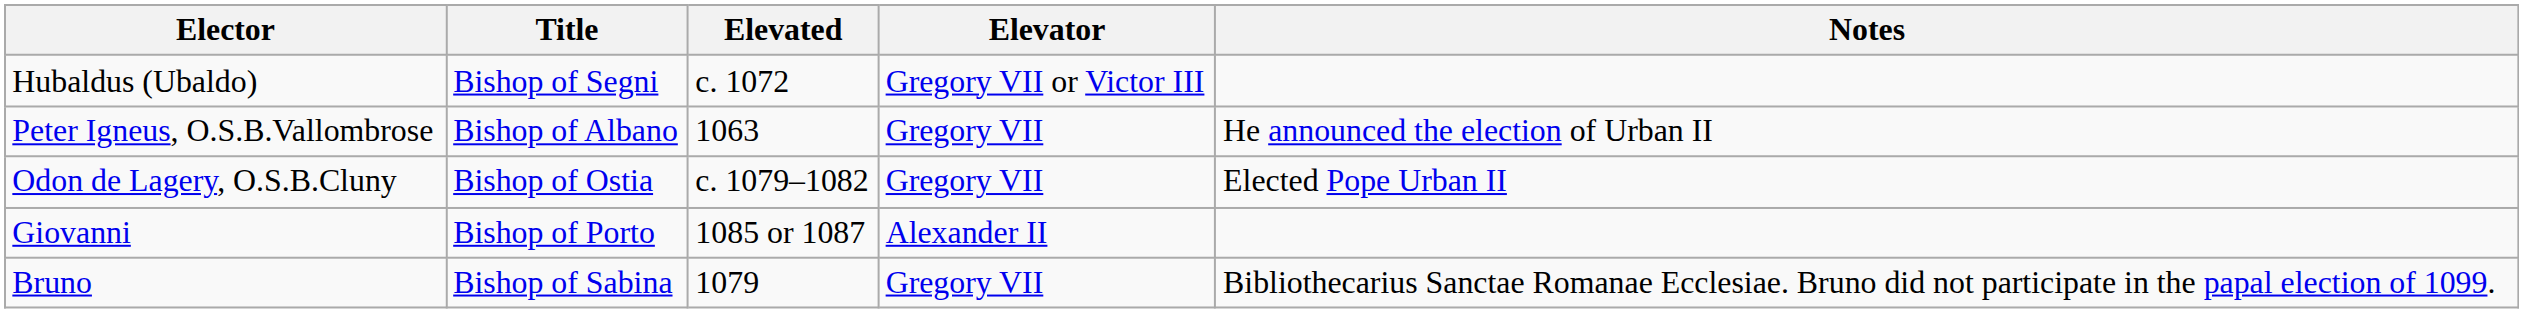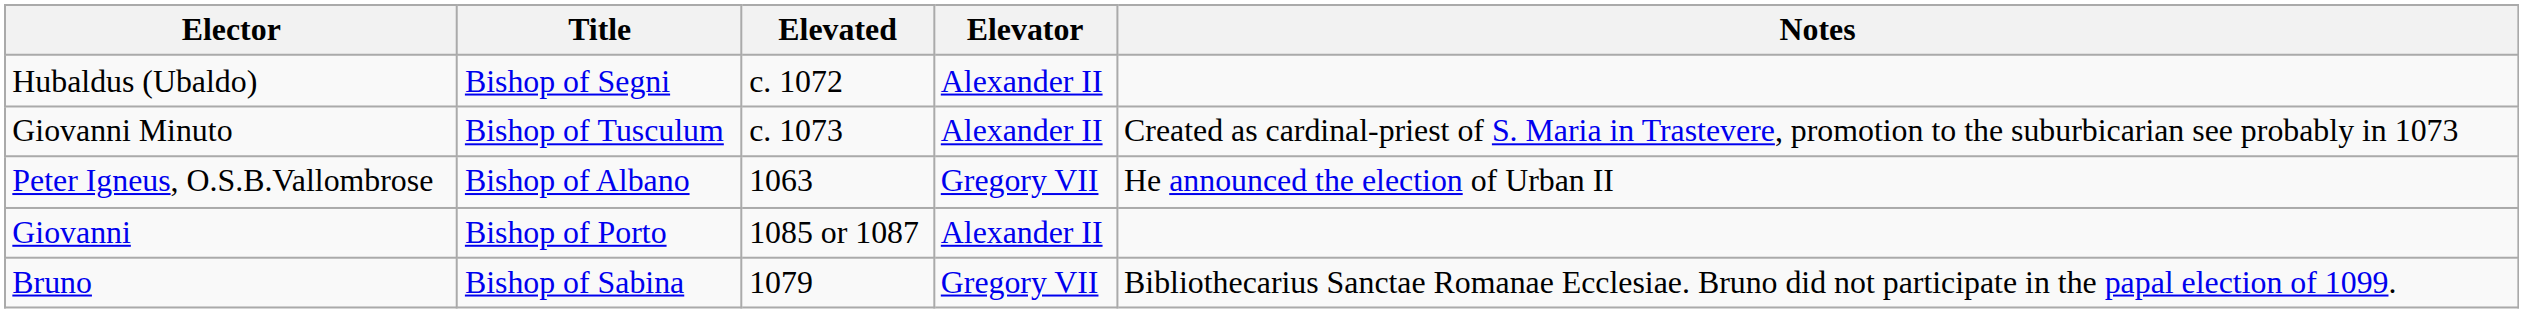(1045, 80) Gregory VII or Victor III -> (1022, 80) Alexander II
+ row: (122, 130)
- row: (205, 181)
